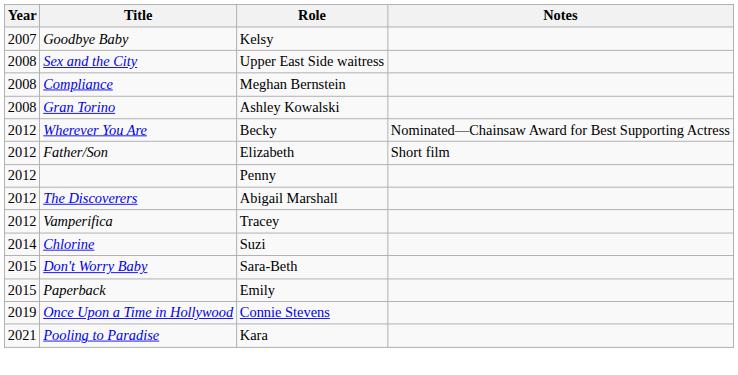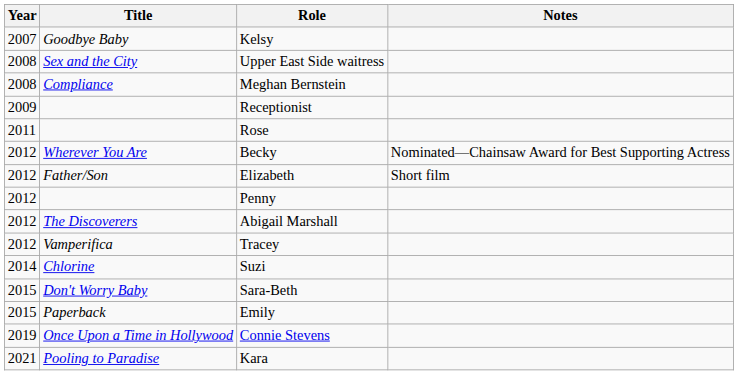- row: (290, 107)
+ row: (276, 107)
+ row: (254, 130)
